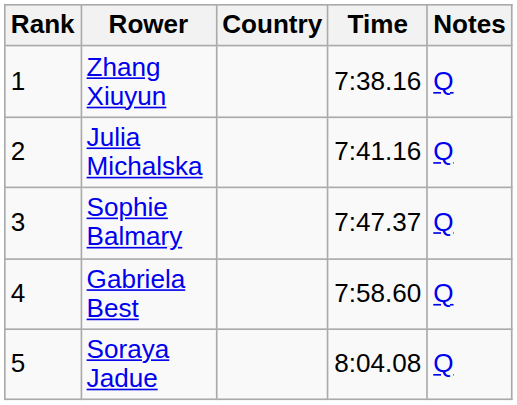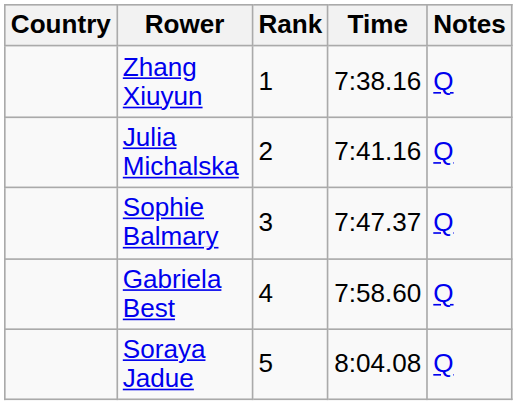columns swapped: (43, 25) <-> (272, 25)
